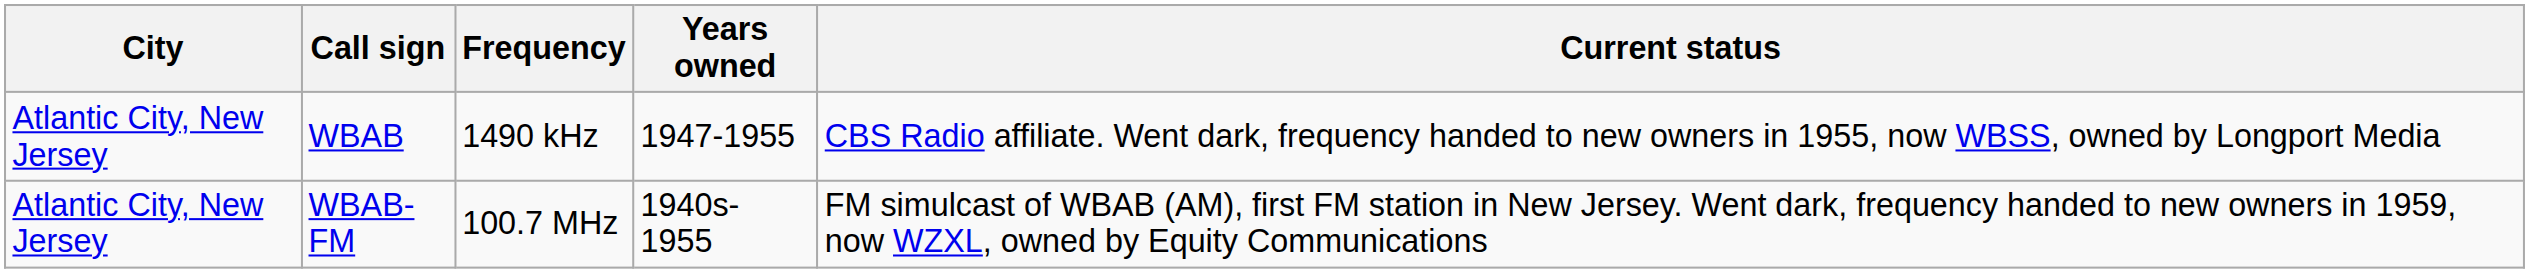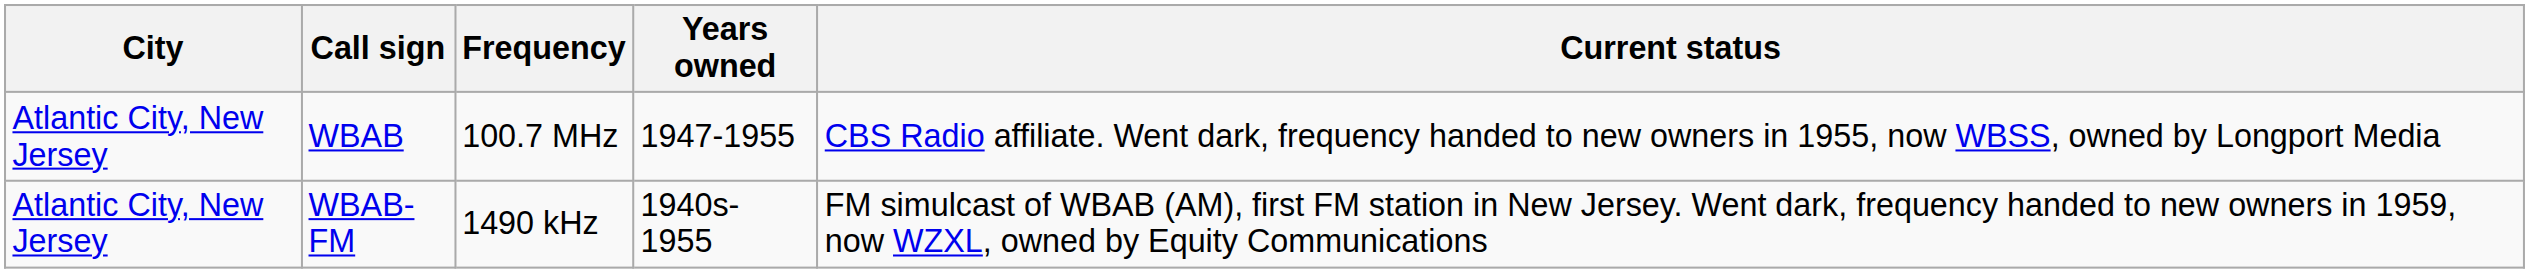(530, 135) 1490 kHz -> (540, 135) 100.7 MHz
(540, 223) 100.7 MHz -> (530, 223) 1490 kHz
